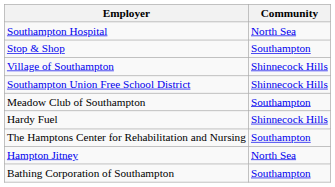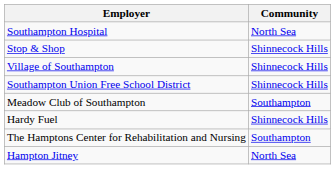(281, 48) Southampton -> (289, 48) Shinnecock Hills
- row: (90, 173)
